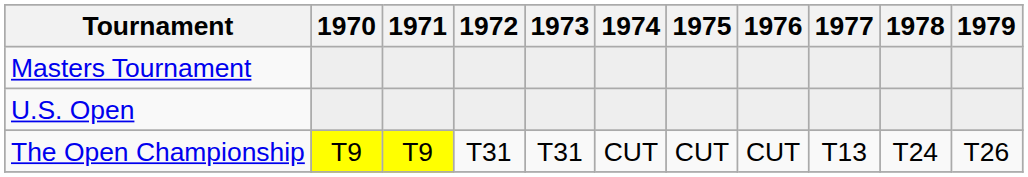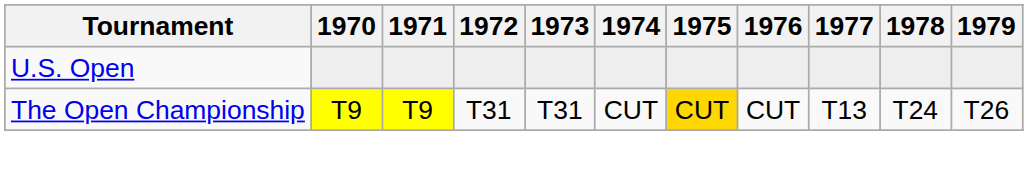- row: (131, 68)
(702, 152) no background -> (702, 110) gold background
